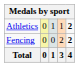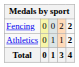rows swapped: (22, 26) <-> (21, 41)
